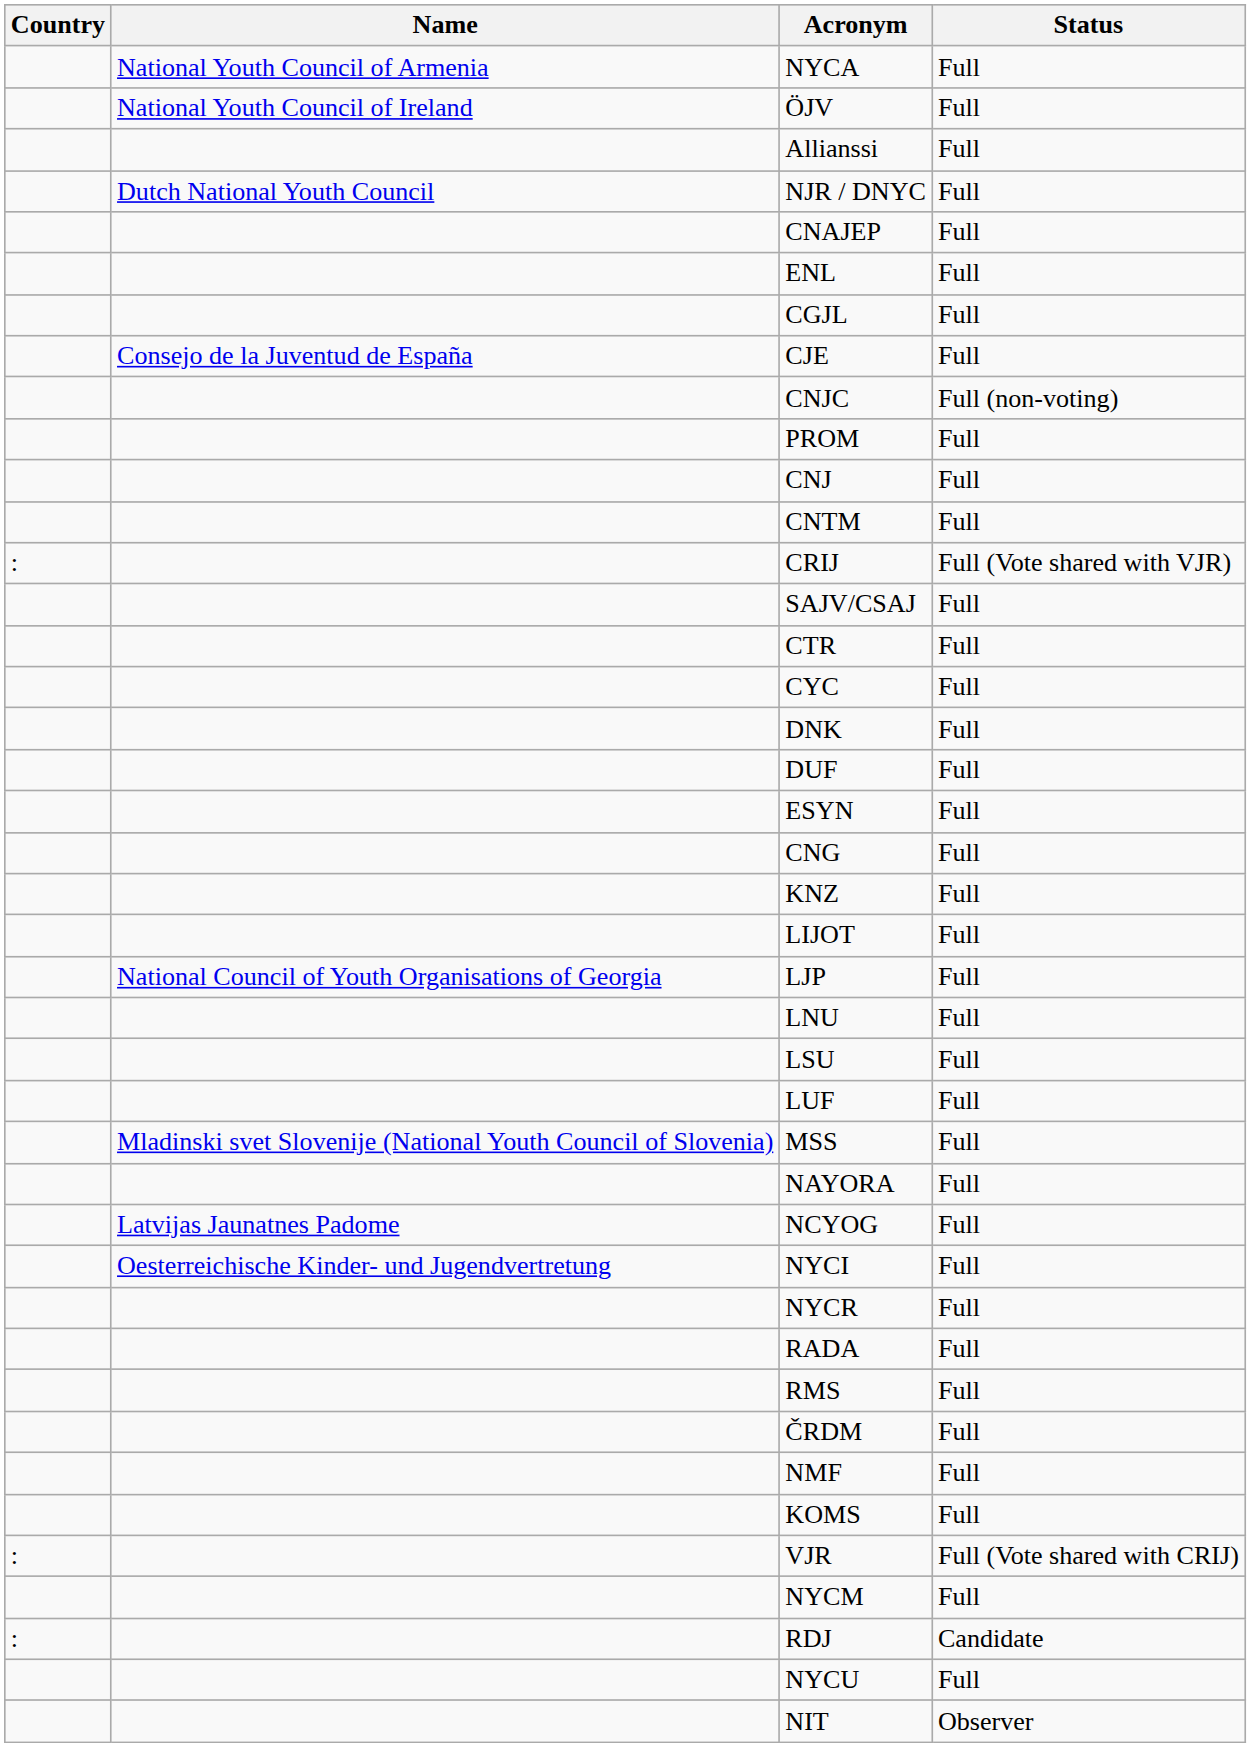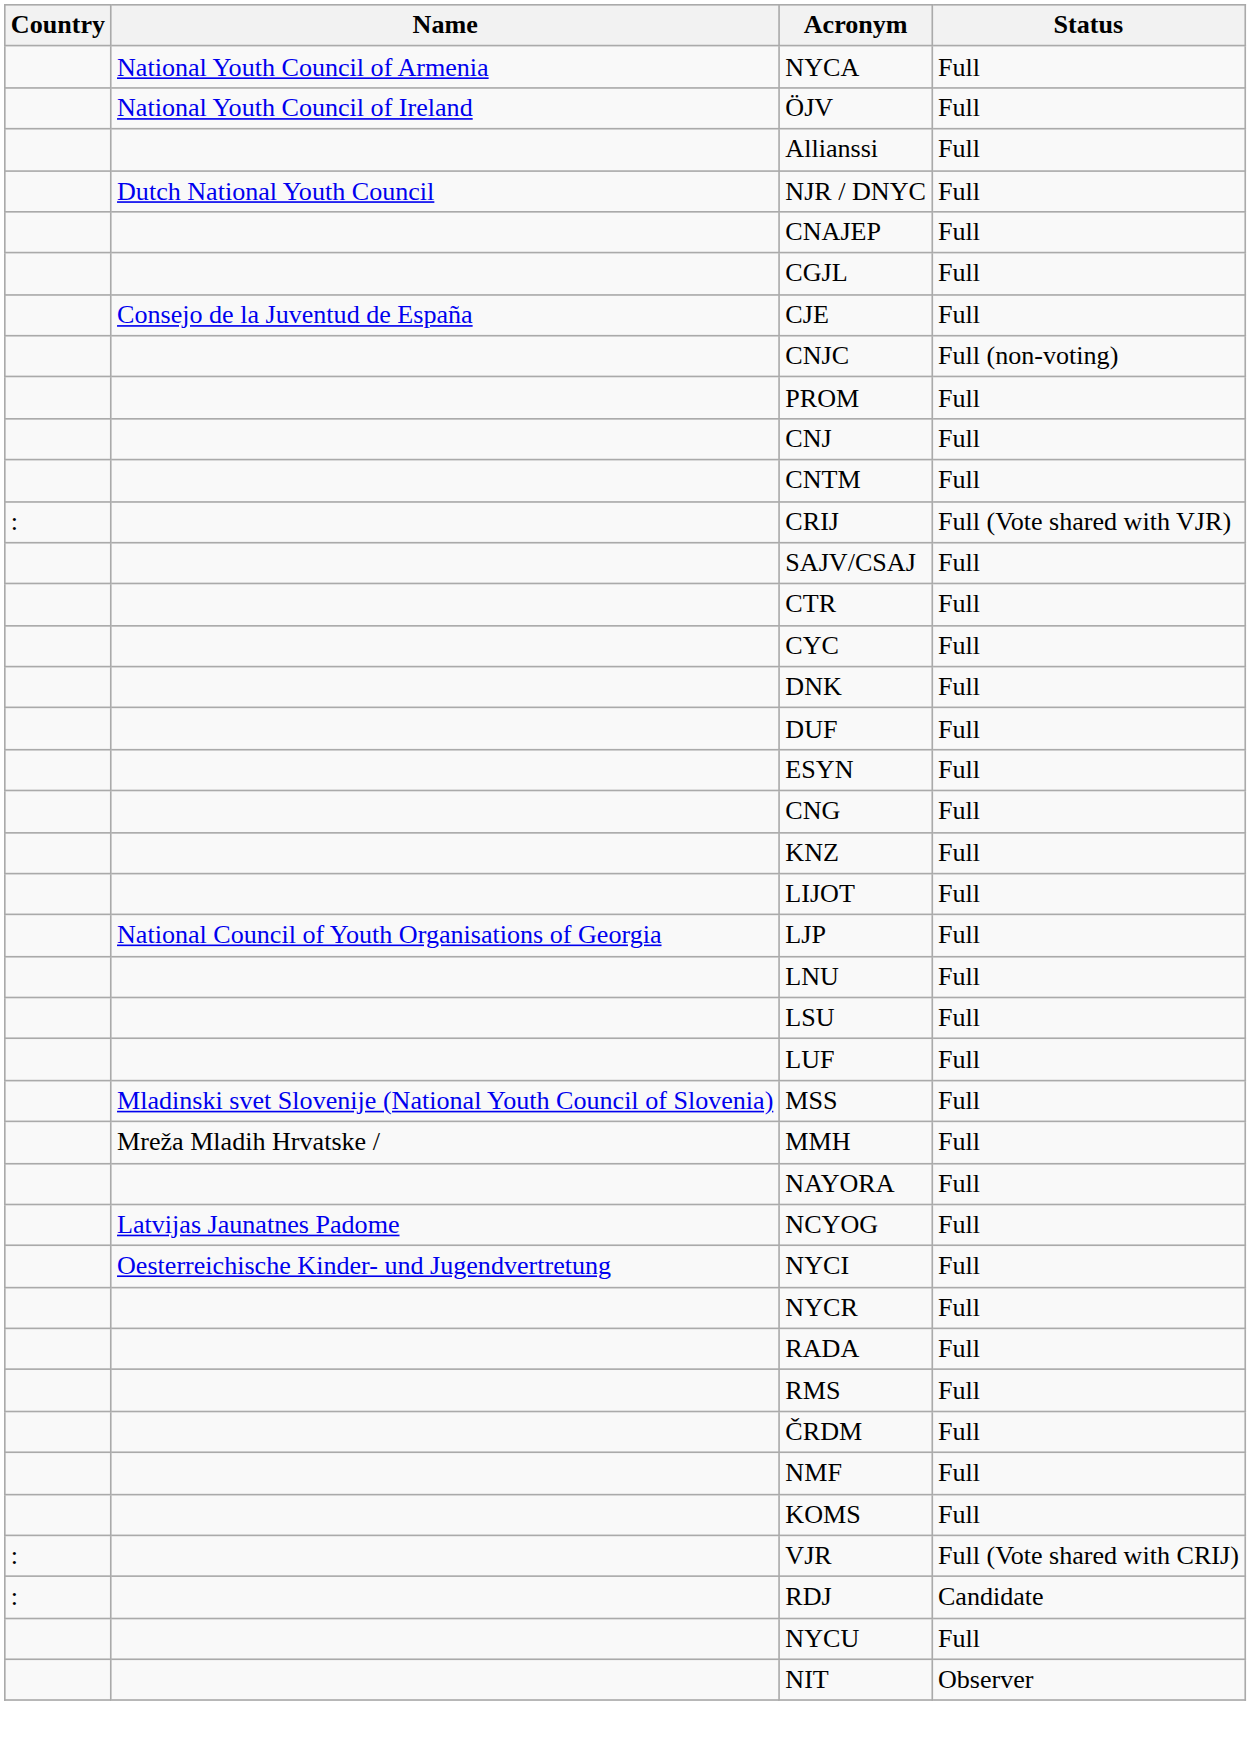- row: (811, 273)
+ row: (818, 1141)
- row: (824, 1596)
